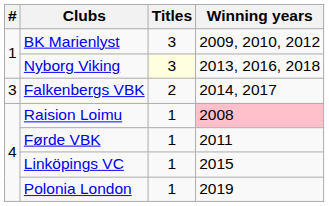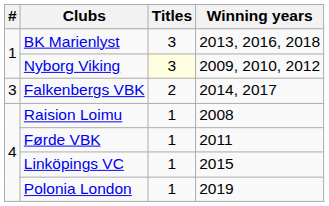(260, 41) 2009, 2010, 2012 -> (260, 41) 2013, 2016, 2018
(260, 66) 2013, 2016, 2018 -> (260, 66) 2009, 2010, 2012
(216, 115) pink background -> (216, 115) no background
